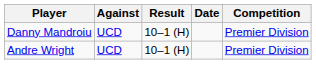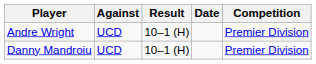rows swapped: (41, 50) <-> (49, 31)
